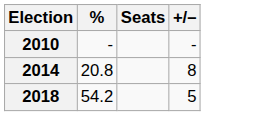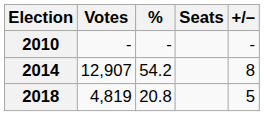+ column: (106, 17)
(97, 70) 20.8 -> (156, 70) 54.2
(97, 96) 54.2 -> (156, 96) 20.8
